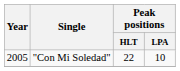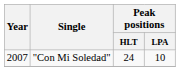(17, 58) 2005 -> (17, 58) 2007
(129, 58) 22 -> (129, 58) 24
